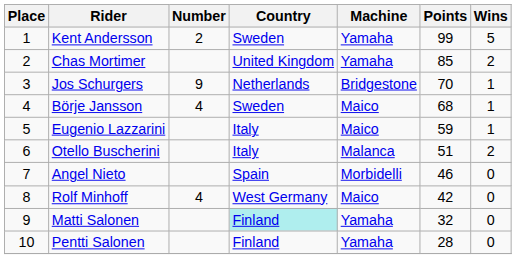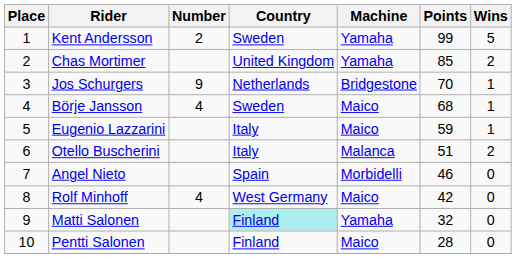(367, 242) Yamaha -> (360, 242) Maico
